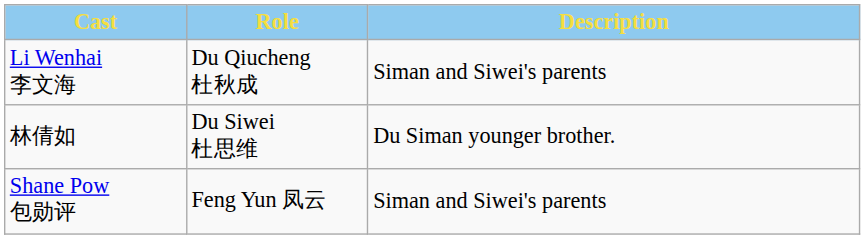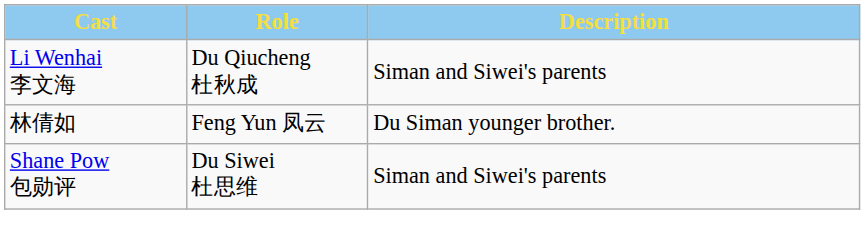(233, 135) Du Siwei 杜思维 -> (259, 123) Feng Yun 凤云
(259, 200) Feng Yun 凤云 -> (233, 174) Du Siwei 杜思维
